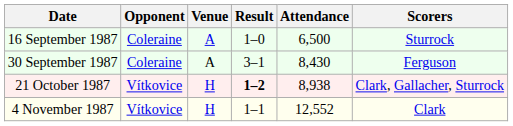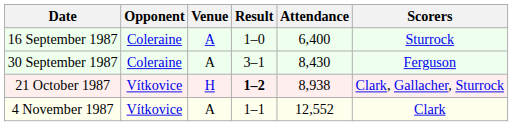(314, 39) 6,500 -> (314, 39) 6,400
(210, 109) H -> (210, 109) A
